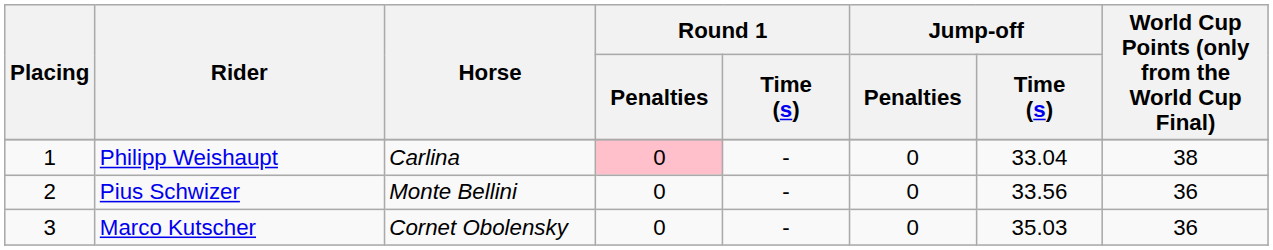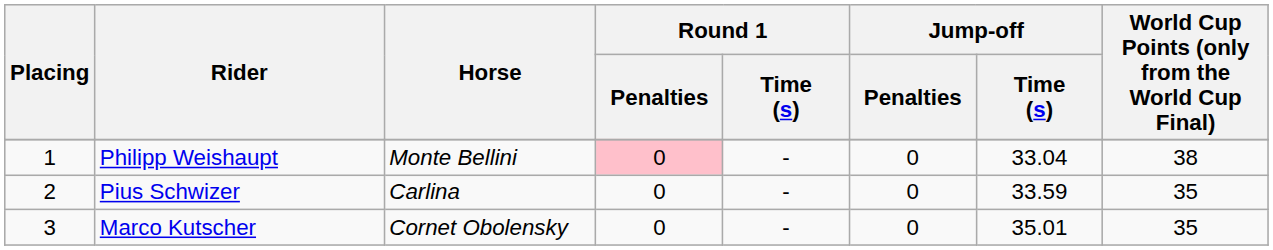(425, 157) Carlina -> (453, 157) Monte Bellini
(453, 193) Monte Bellini -> (425, 193) Carlina
(1039, 193) 33.56 -> (1039, 193) 33.59
(1186, 193) 36 -> (1186, 193) 35
(1039, 228) 35.03 -> (1039, 228) 35.01
(1186, 228) 36 -> (1186, 228) 35
